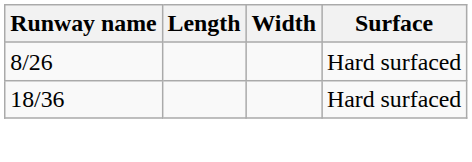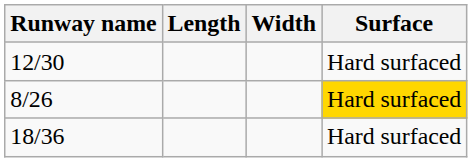+ row: (37, 61)
(394, 61) no background -> (394, 99) gold background
